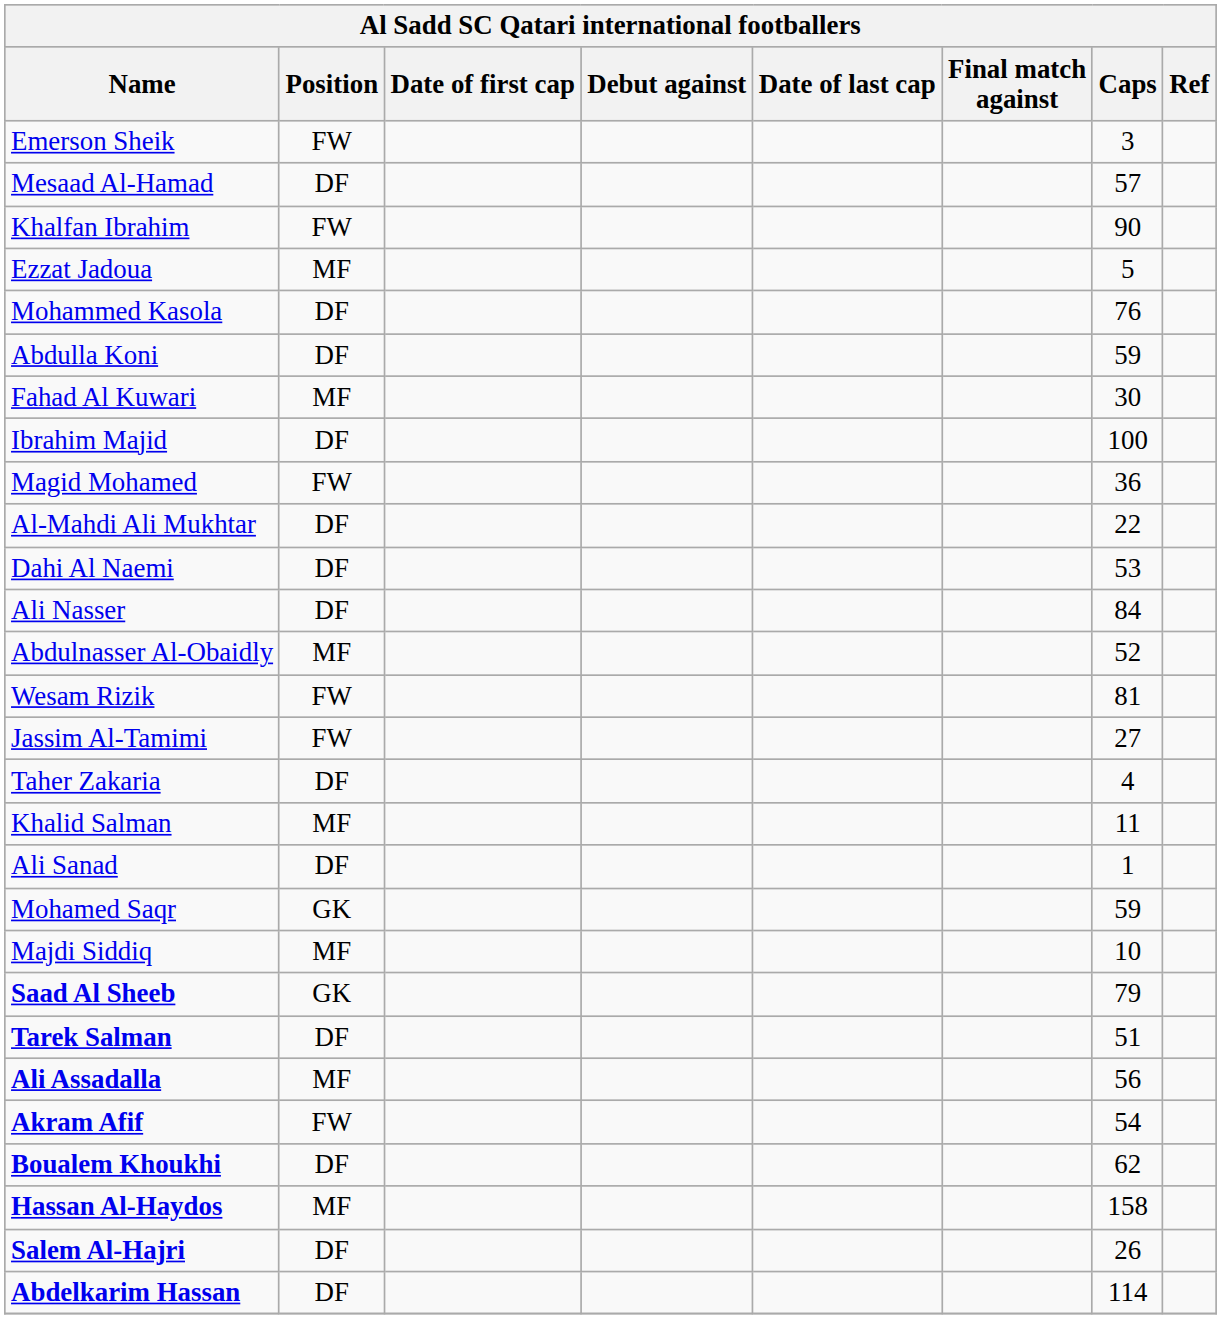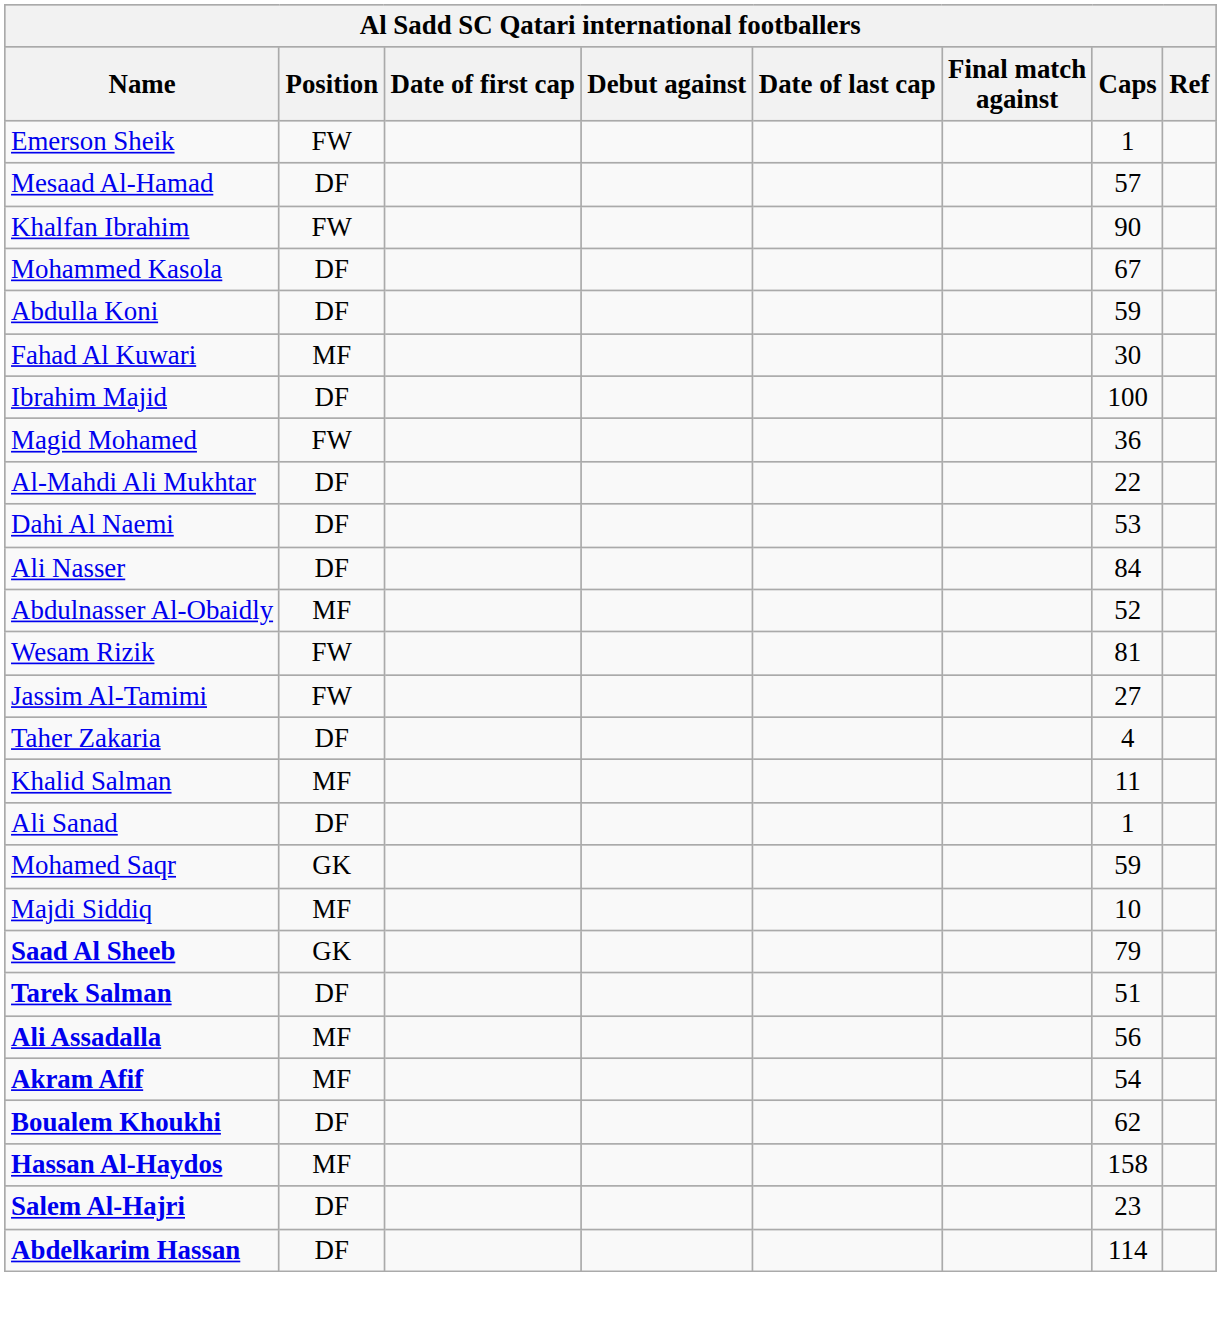(1128, 141) 3 -> (1128, 141) 1
- row: (82, 269)
(1128, 311) 76 -> (1128, 269) 67
(332, 1121) FW -> (332, 1079) MF
(1128, 1249) 26 -> (1128, 1207) 23
